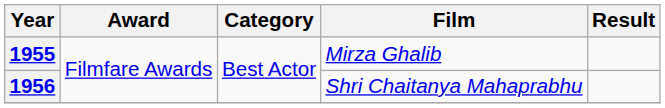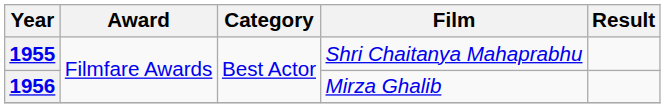(383, 53) Mirza Ghalib -> (454, 53) Shri Chaitanya Mahaprabhu
(454, 86) Shri Chaitanya Mahaprabhu -> (383, 86) Mirza Ghalib
